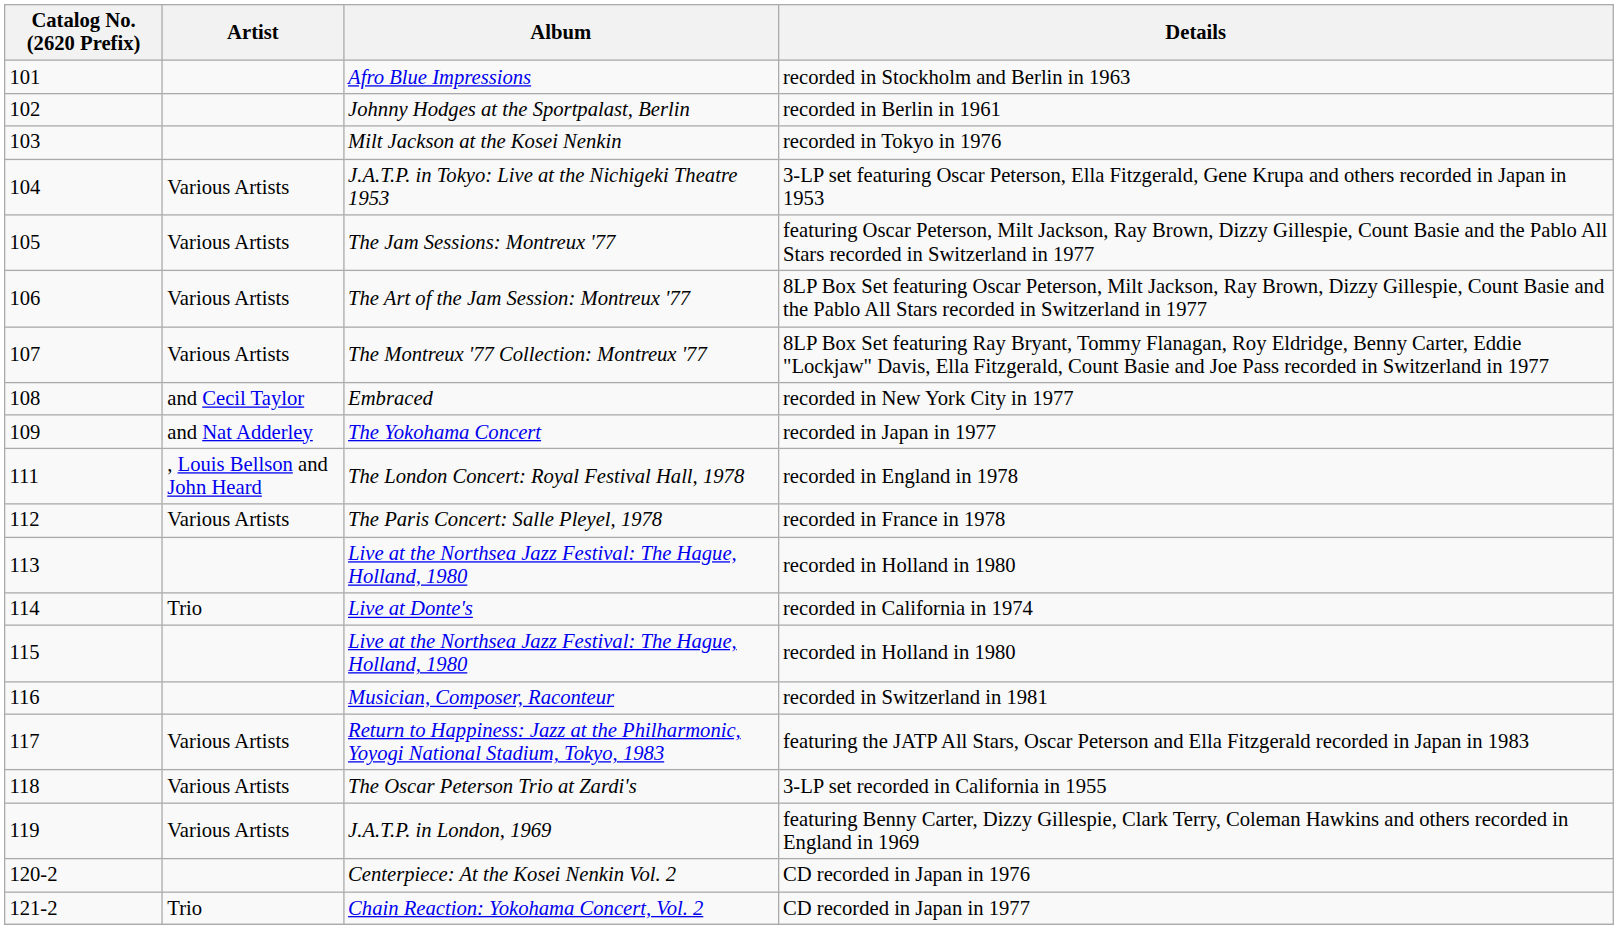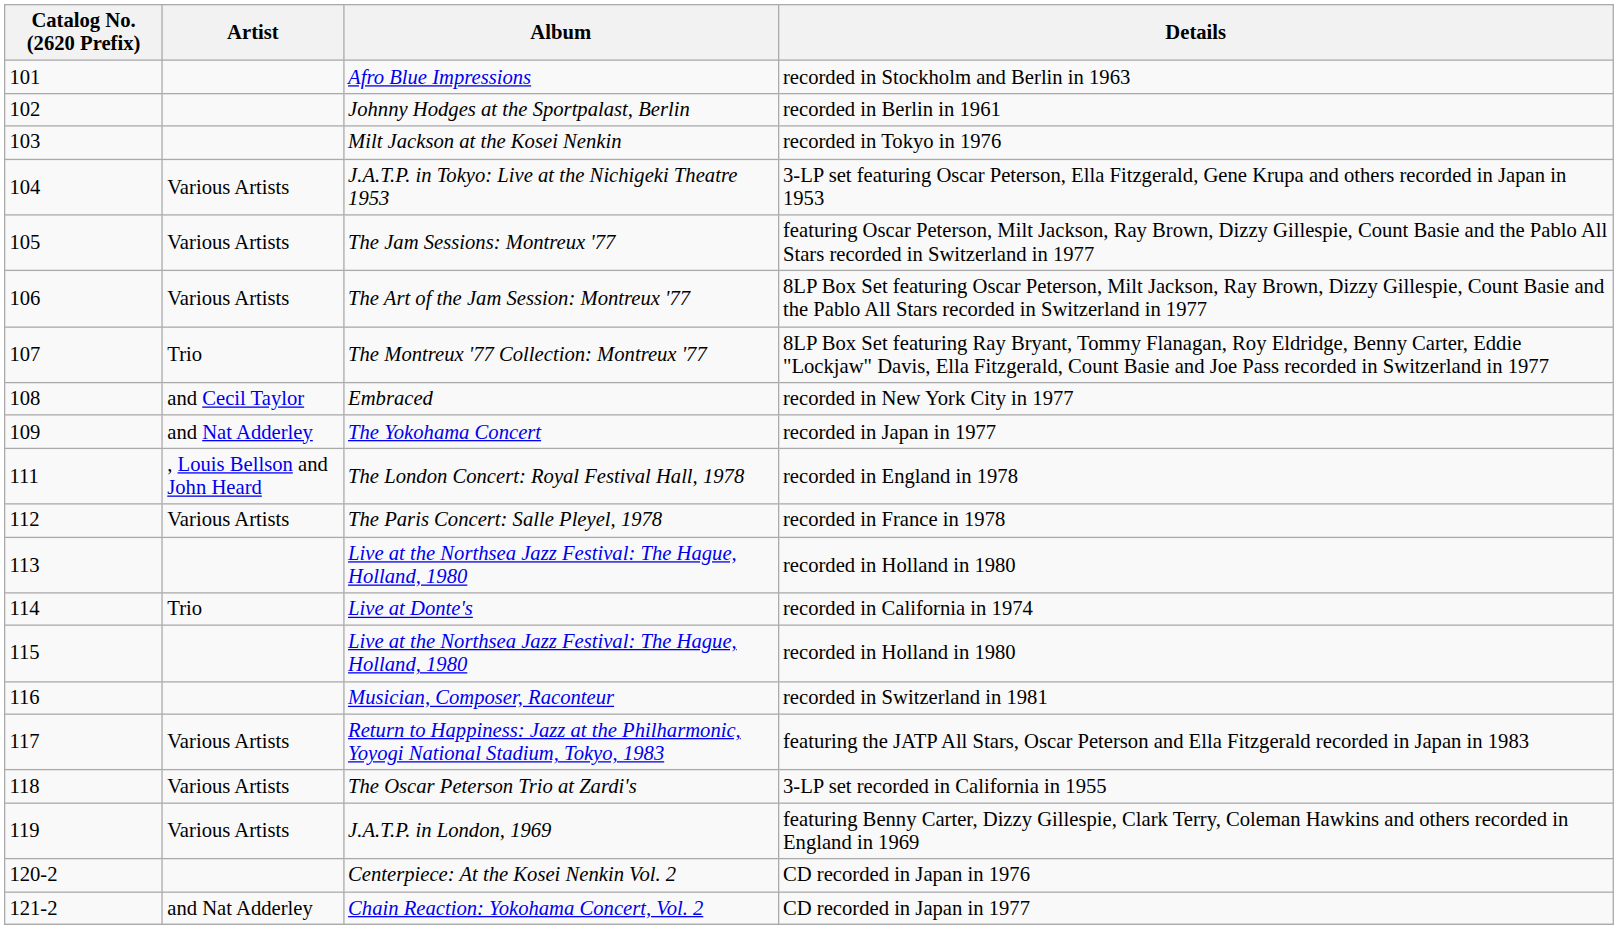(228, 354) Various Artists -> (185, 354) Trio
(185, 907) Trio -> (240, 907) and Nat Adderley
